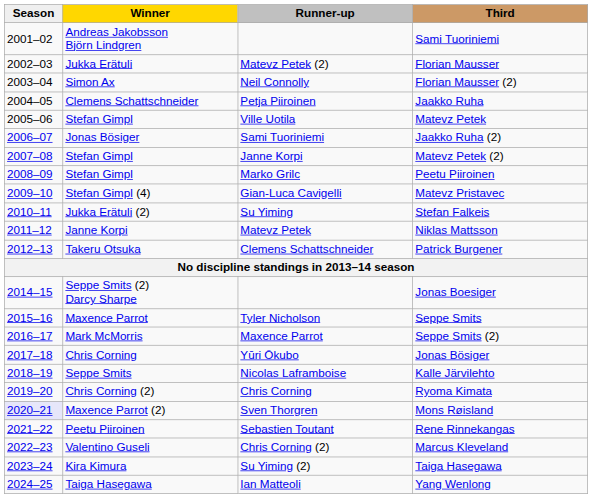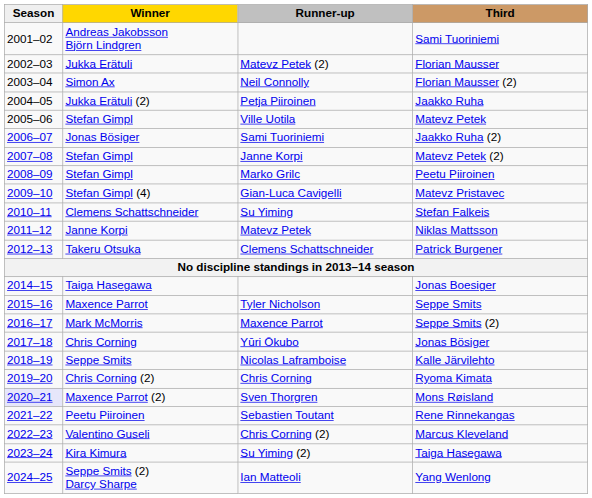(132, 100) Clemens Schattschneider -> (108, 100) Jukka Erätuli (2)
(108, 212) Jukka Erätuli (2) -> (132, 212) Clemens Schattschneider
(107, 292) Seppe Smits (2) Darcy Sharpe -> (109, 286) Taiga Hasegawa
(109, 484) Taiga Hasegawa -> (107, 478) Seppe Smits (2) Darcy Sharpe
